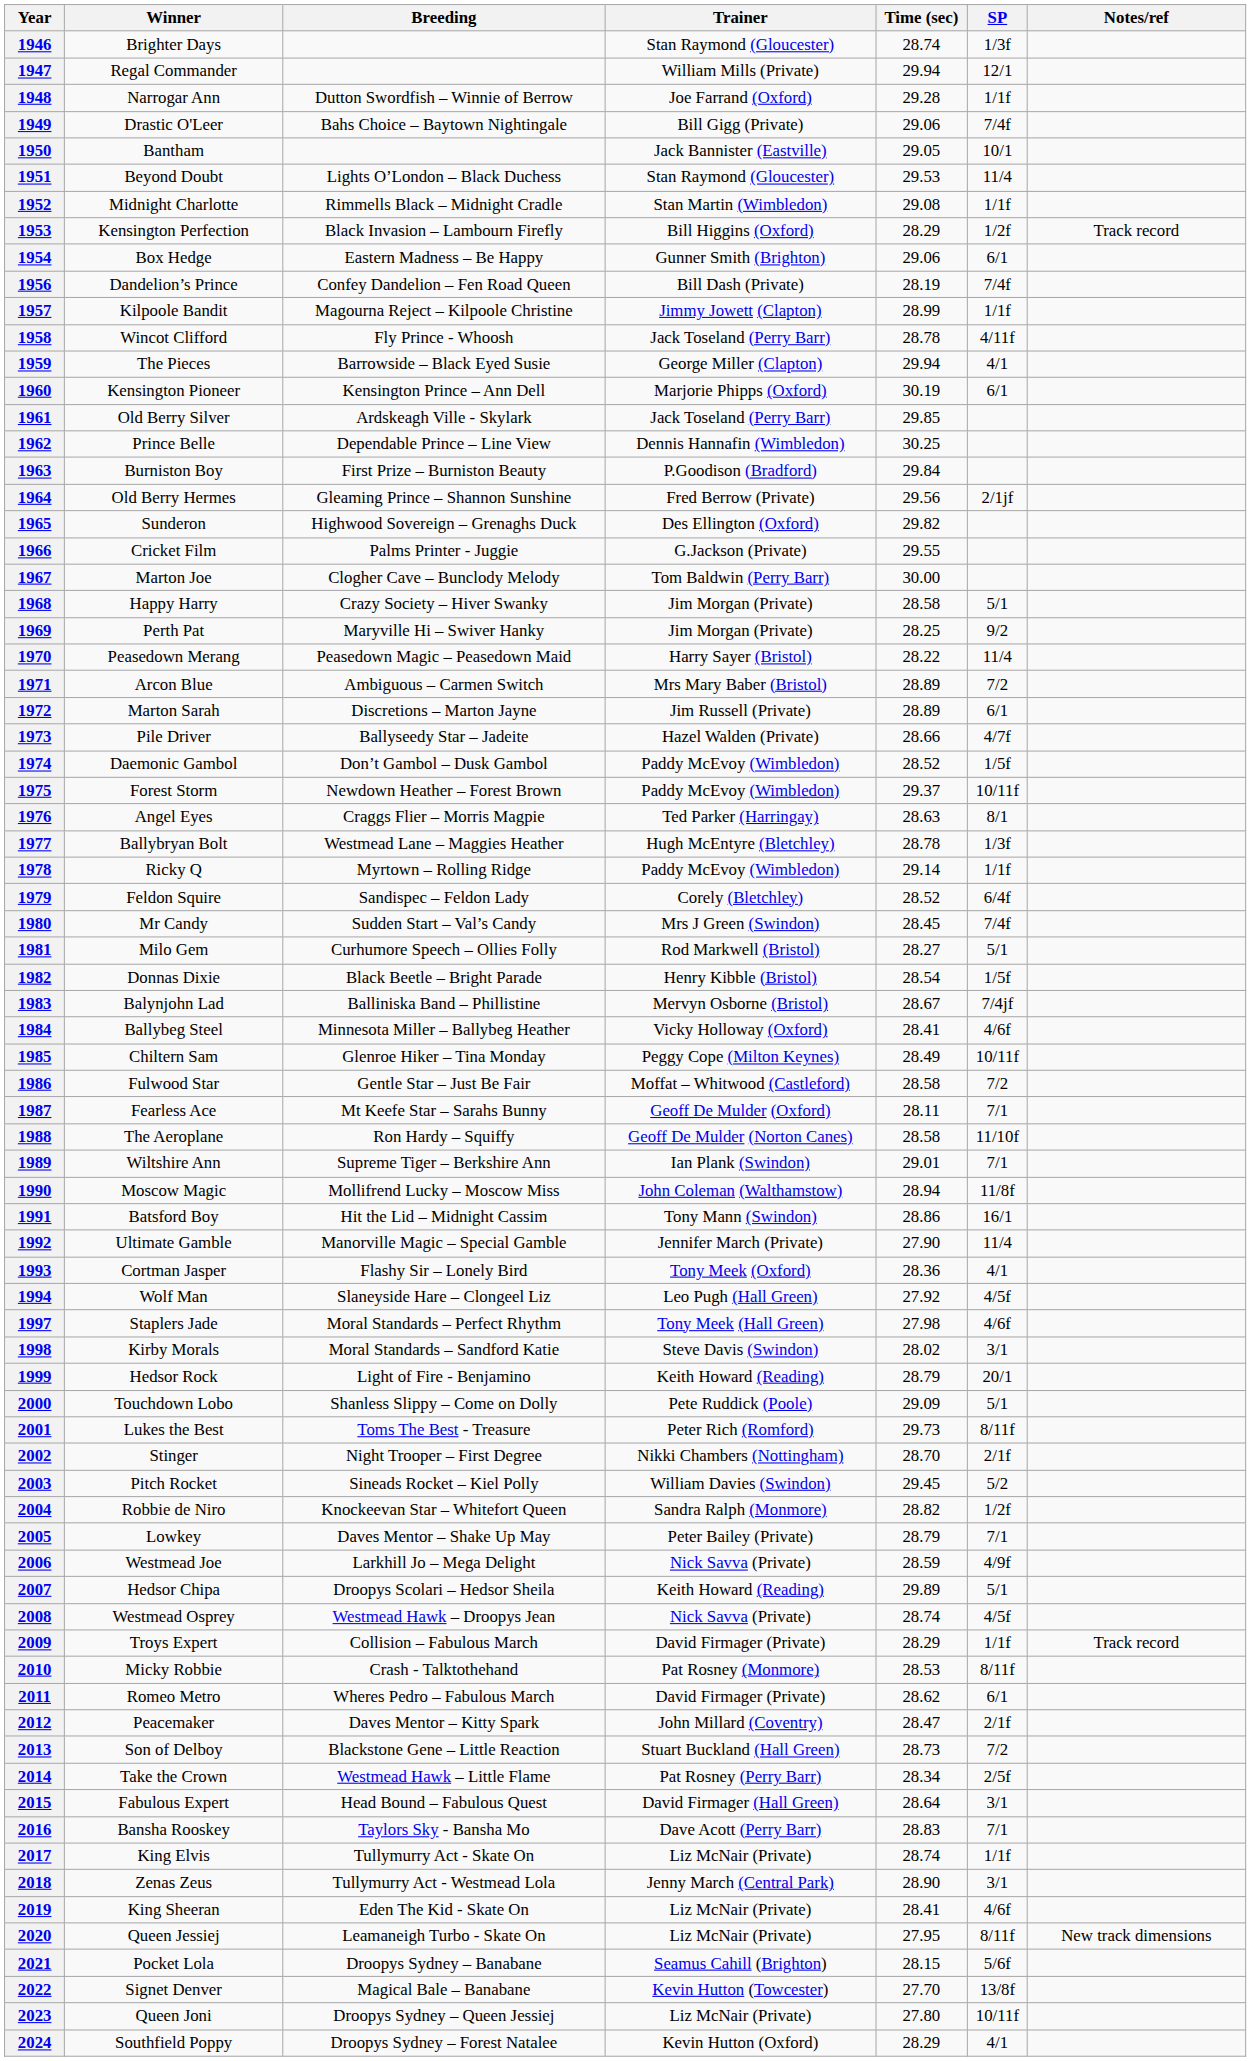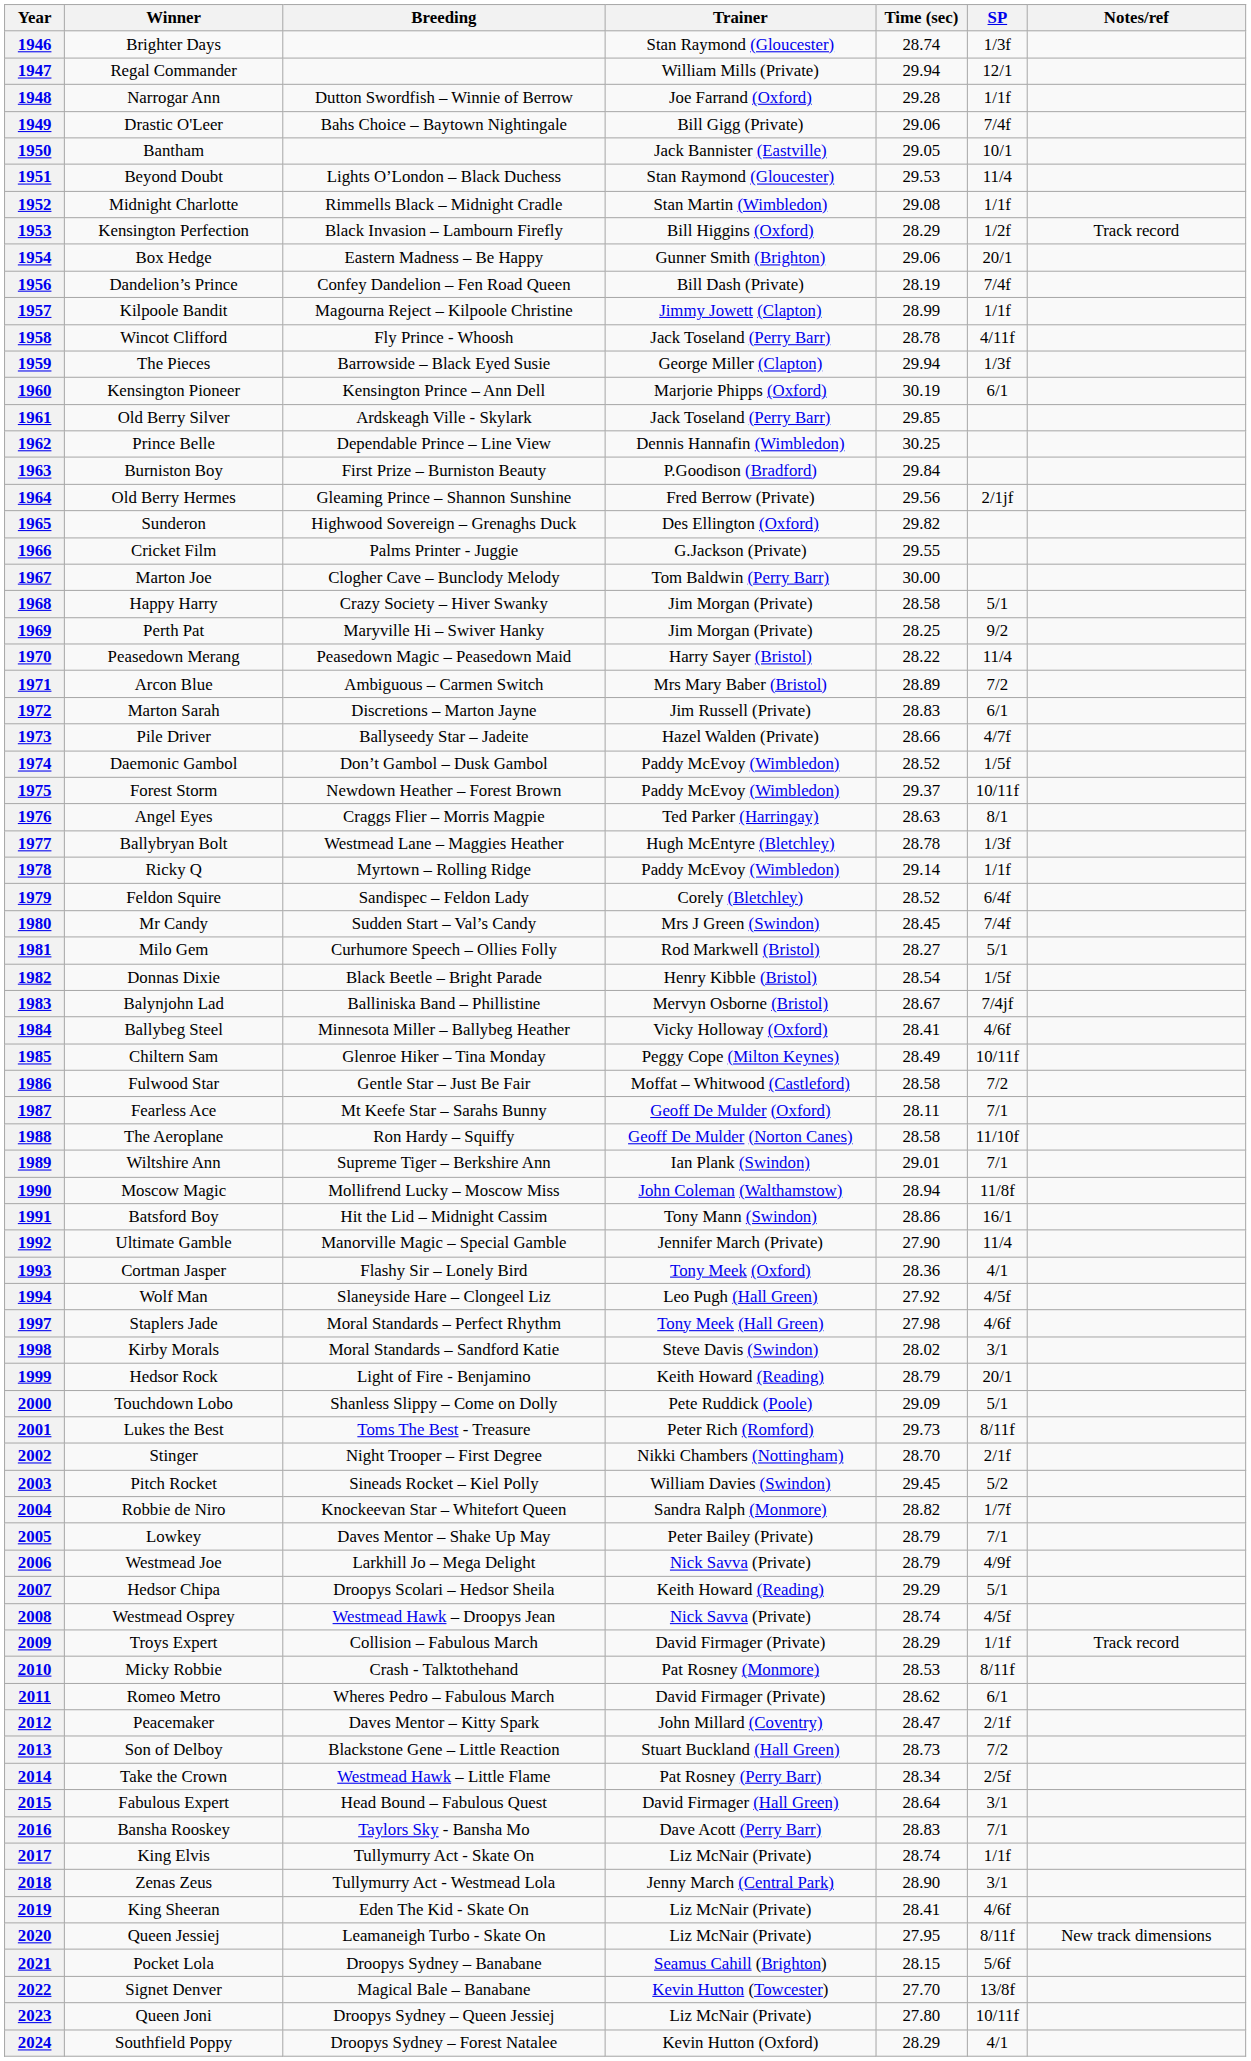(997, 257) 6/1 -> (997, 257) 20/1
(997, 364) 4/1 -> (997, 364) 1/3f
(921, 710) 28.89 -> (921, 710) 28.83
(997, 1509) 1/2f -> (997, 1509) 1/7f
(921, 1563) 28.59 -> (921, 1563) 28.79
(921, 1589) 29.89 -> (921, 1589) 29.29
